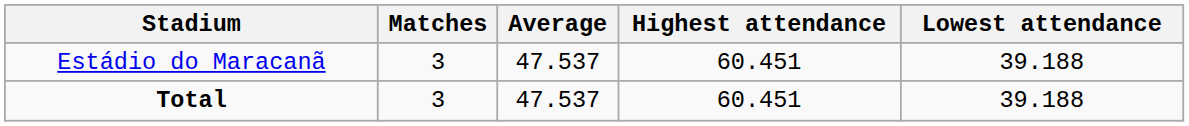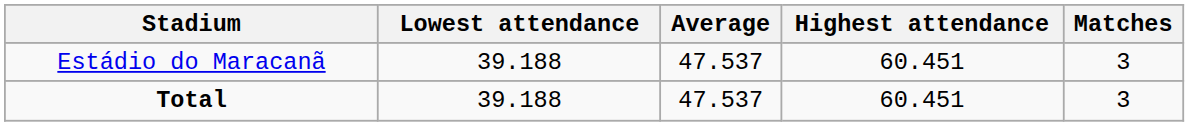columns swapped: (438, 24) <-> (1042, 24)
